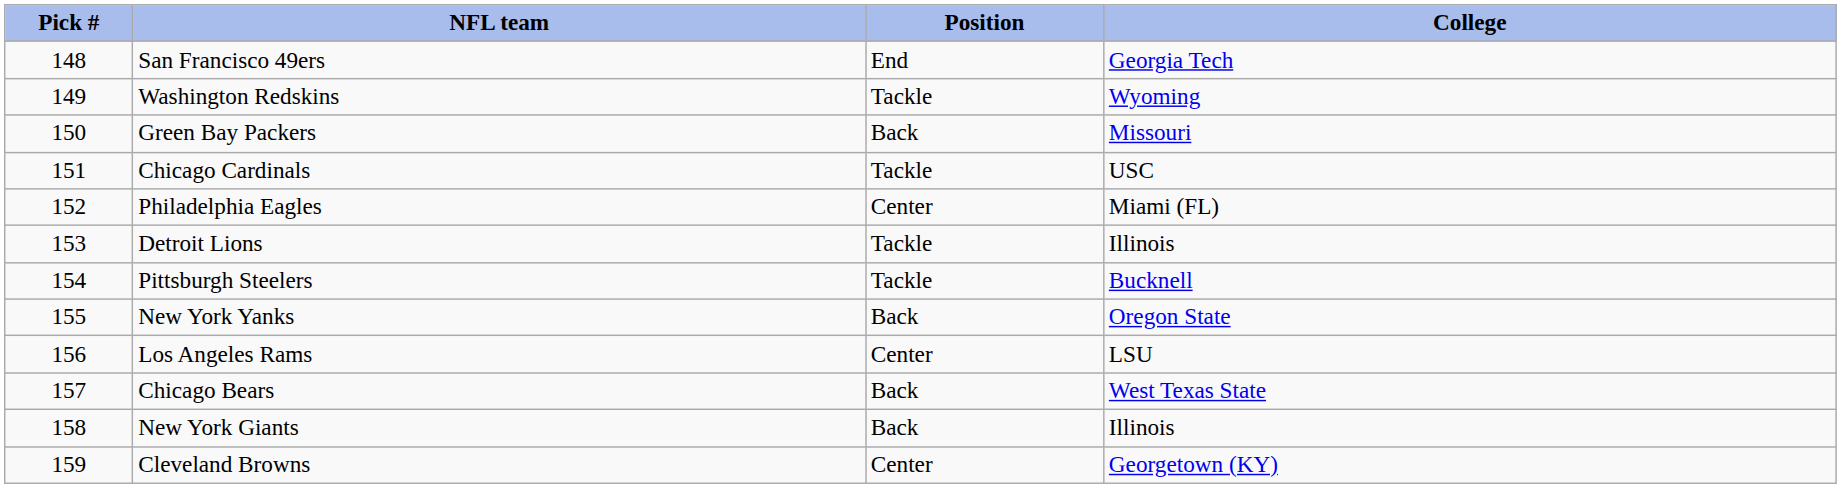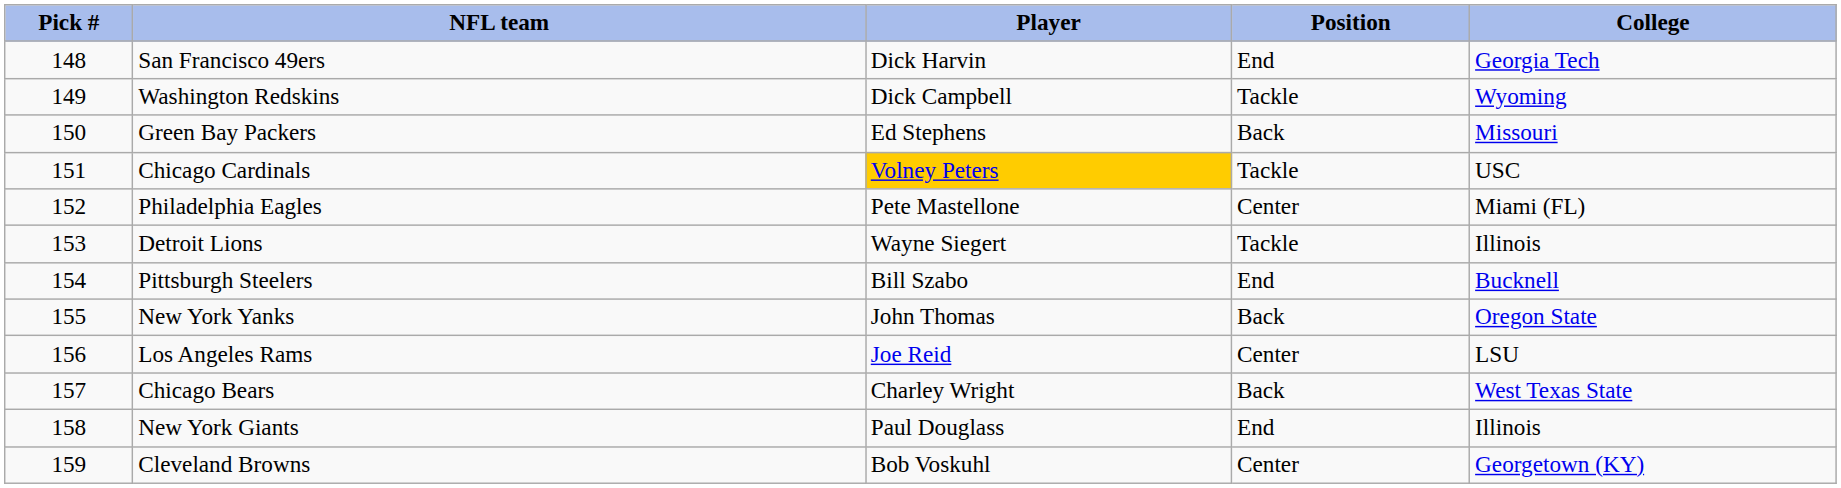+ column: (1049, 22)
(902, 280) Tackle -> (1256, 280) End
(895, 427) Back -> (1256, 427) End
